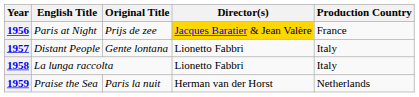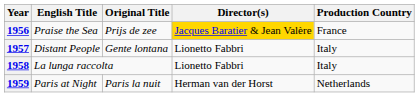(65, 30) Paris at Night -> (66, 30) Praise the Sea
(66, 83) Praise the Sea -> (65, 83) Paris at Night
